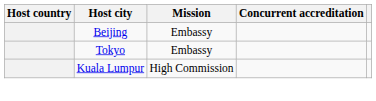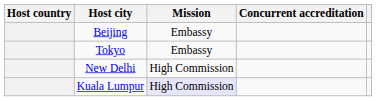+ row: (110, 68)
(192, 68) no background -> (192, 86) lavender background
